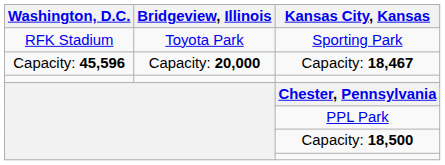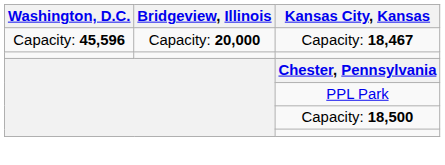- row: (69, 39)
